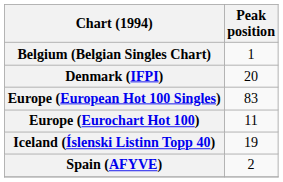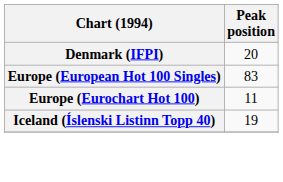- row: (114, 53)
- row: (114, 165)
